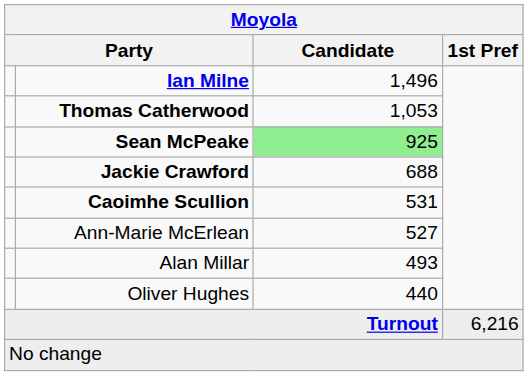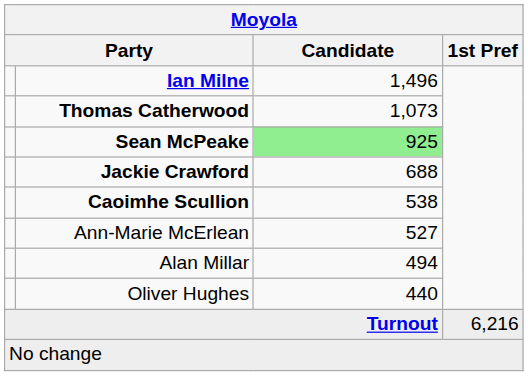(414, 111) 1,053 -> (414, 111) 1,073
(422, 202) 531 -> (422, 202) 538
(422, 263) 493 -> (422, 263) 494
